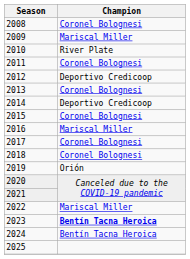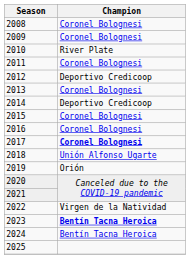(96, 37) Mariscal Miller -> (101, 37) Coronel Bolognesi
(96, 129) Mariscal Miller -> (101, 129) Coronel Bolognesi
(101, 142) normal -> (101, 142) bold
(101, 155) Coronel Bolognesi -> (108, 155) Unión Alfonso Ugarte
(96, 208) Mariscal Miller -> (113, 208) Virgen de la Natividad
